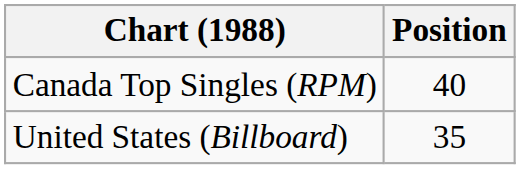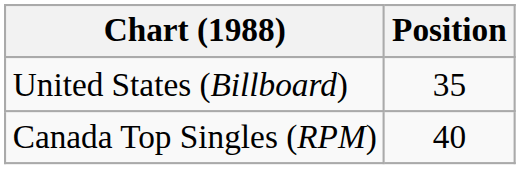rows swapped: (195, 83) <-> (180, 136)
